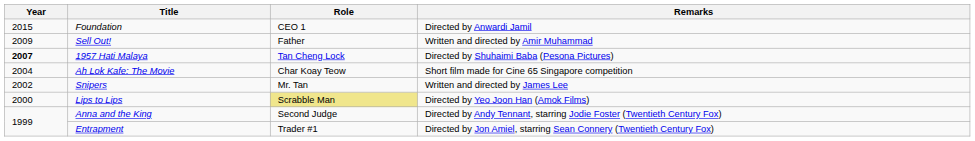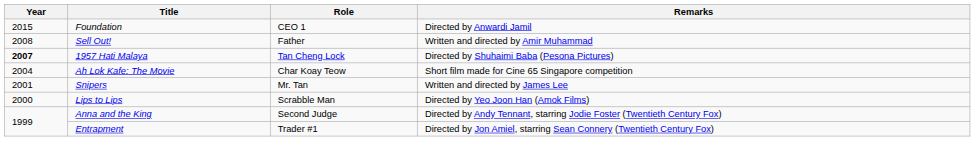(22, 41) 2009 -> (22, 41) 2008
(22, 85) 2002 -> (22, 85) 2001
(306, 100) khaki background -> (306, 100) no background
